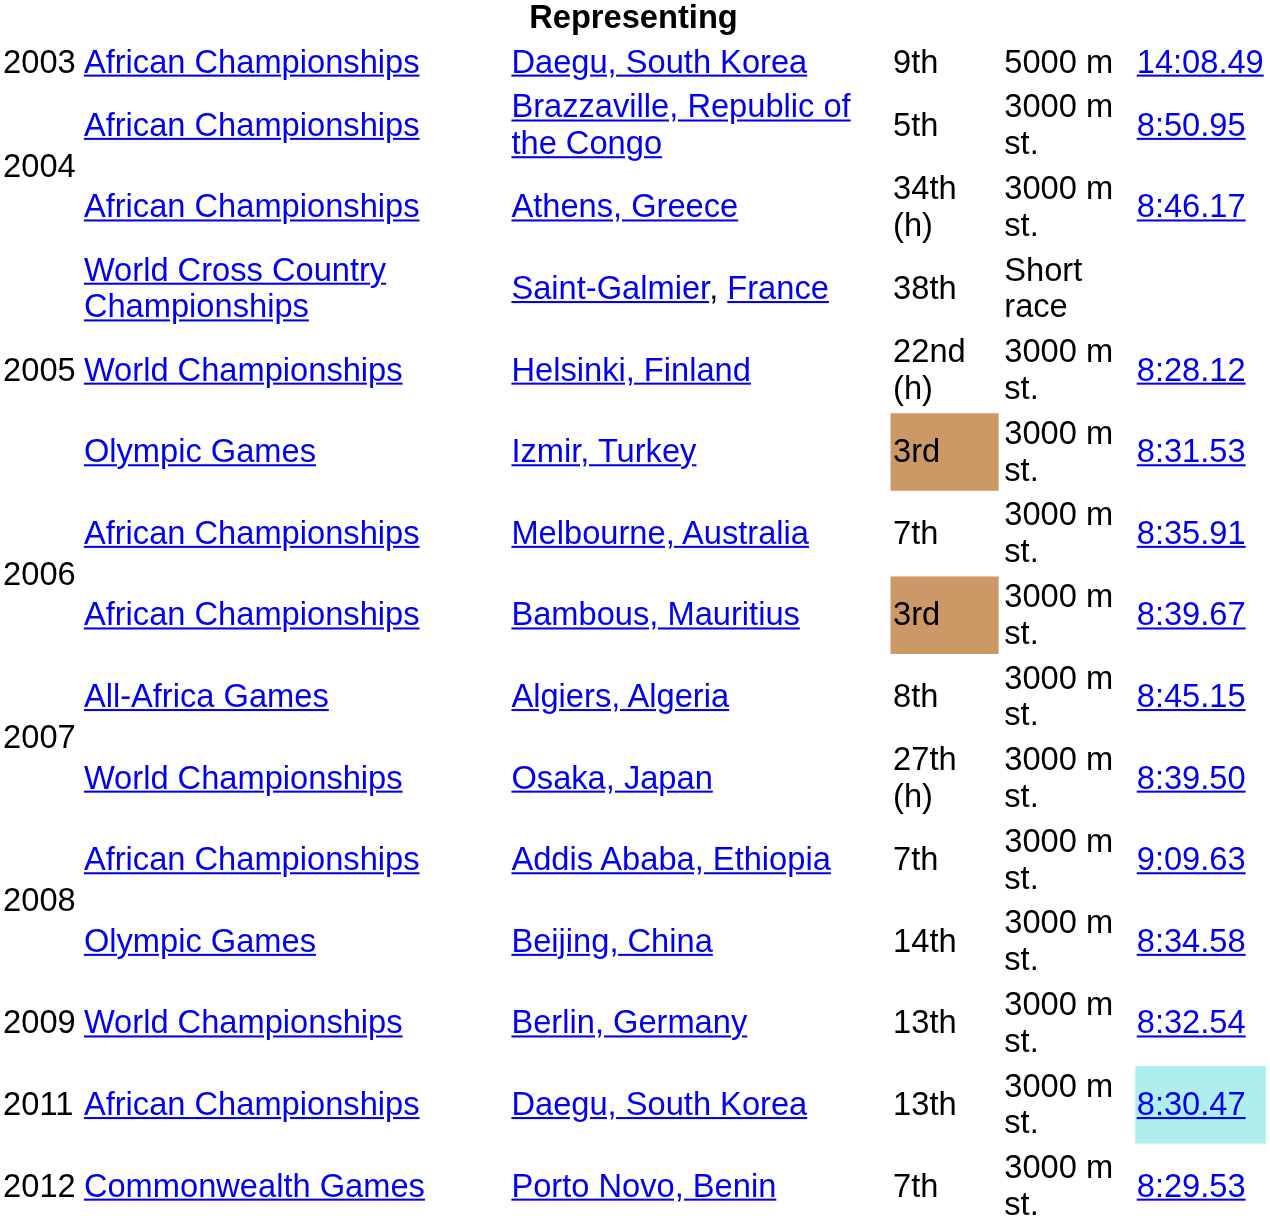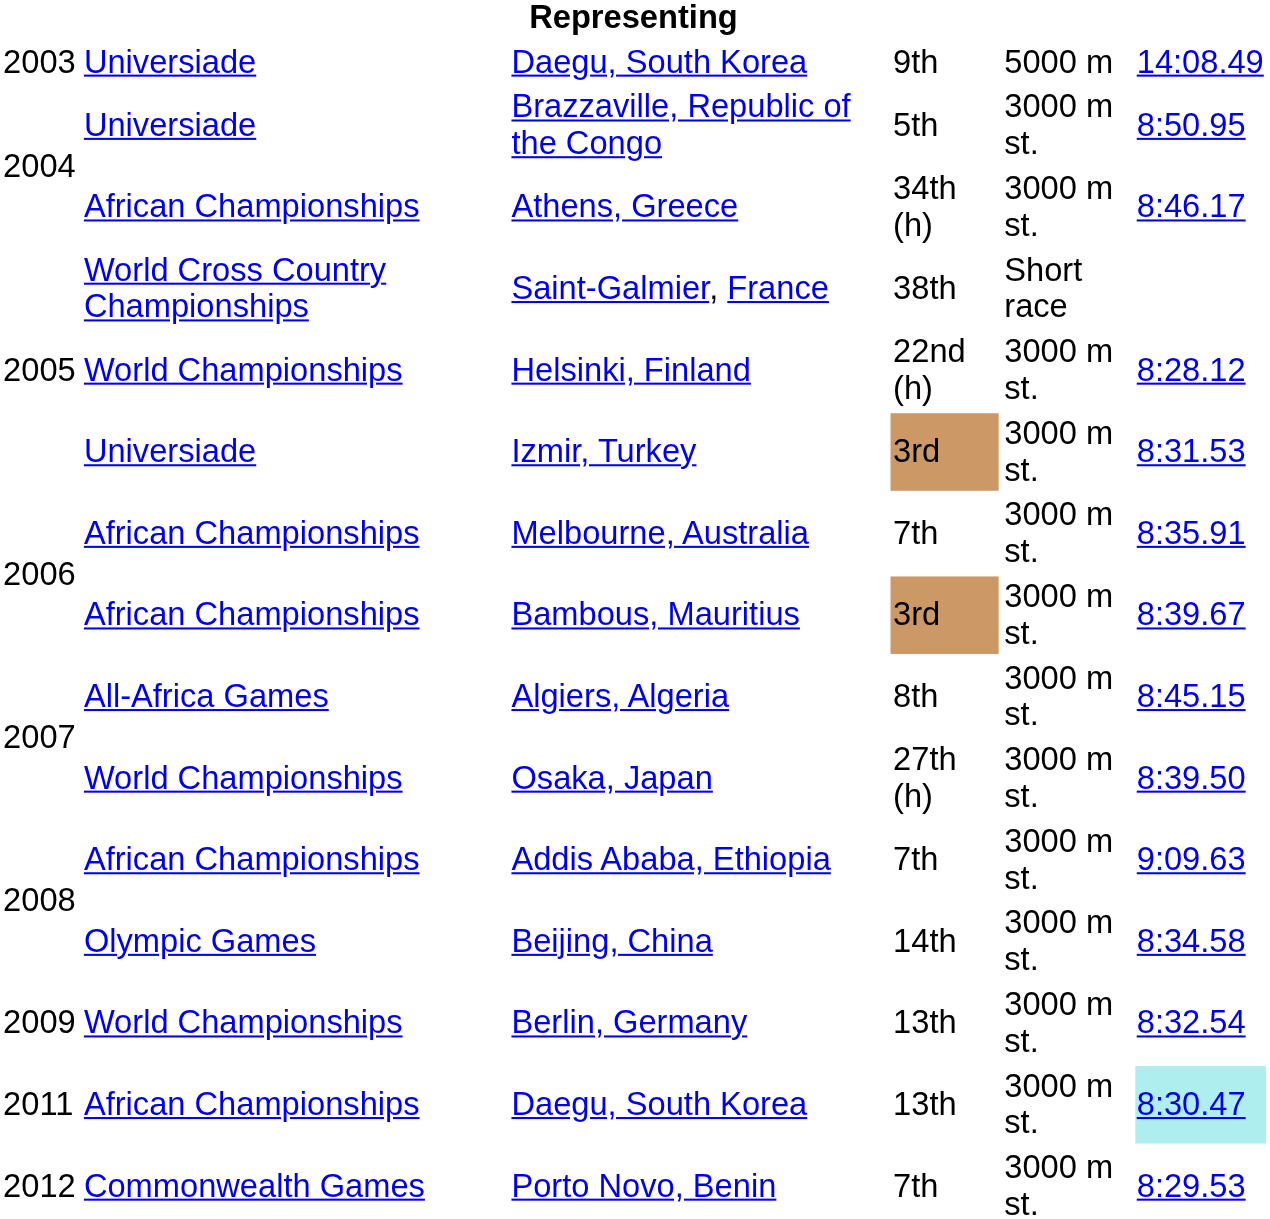(252, 61) African Championships -> (170, 61) Universiade
(252, 125) African Championships -> (170, 125) Universiade
(200, 451) Olympic Games -> (170, 451) Universiade
